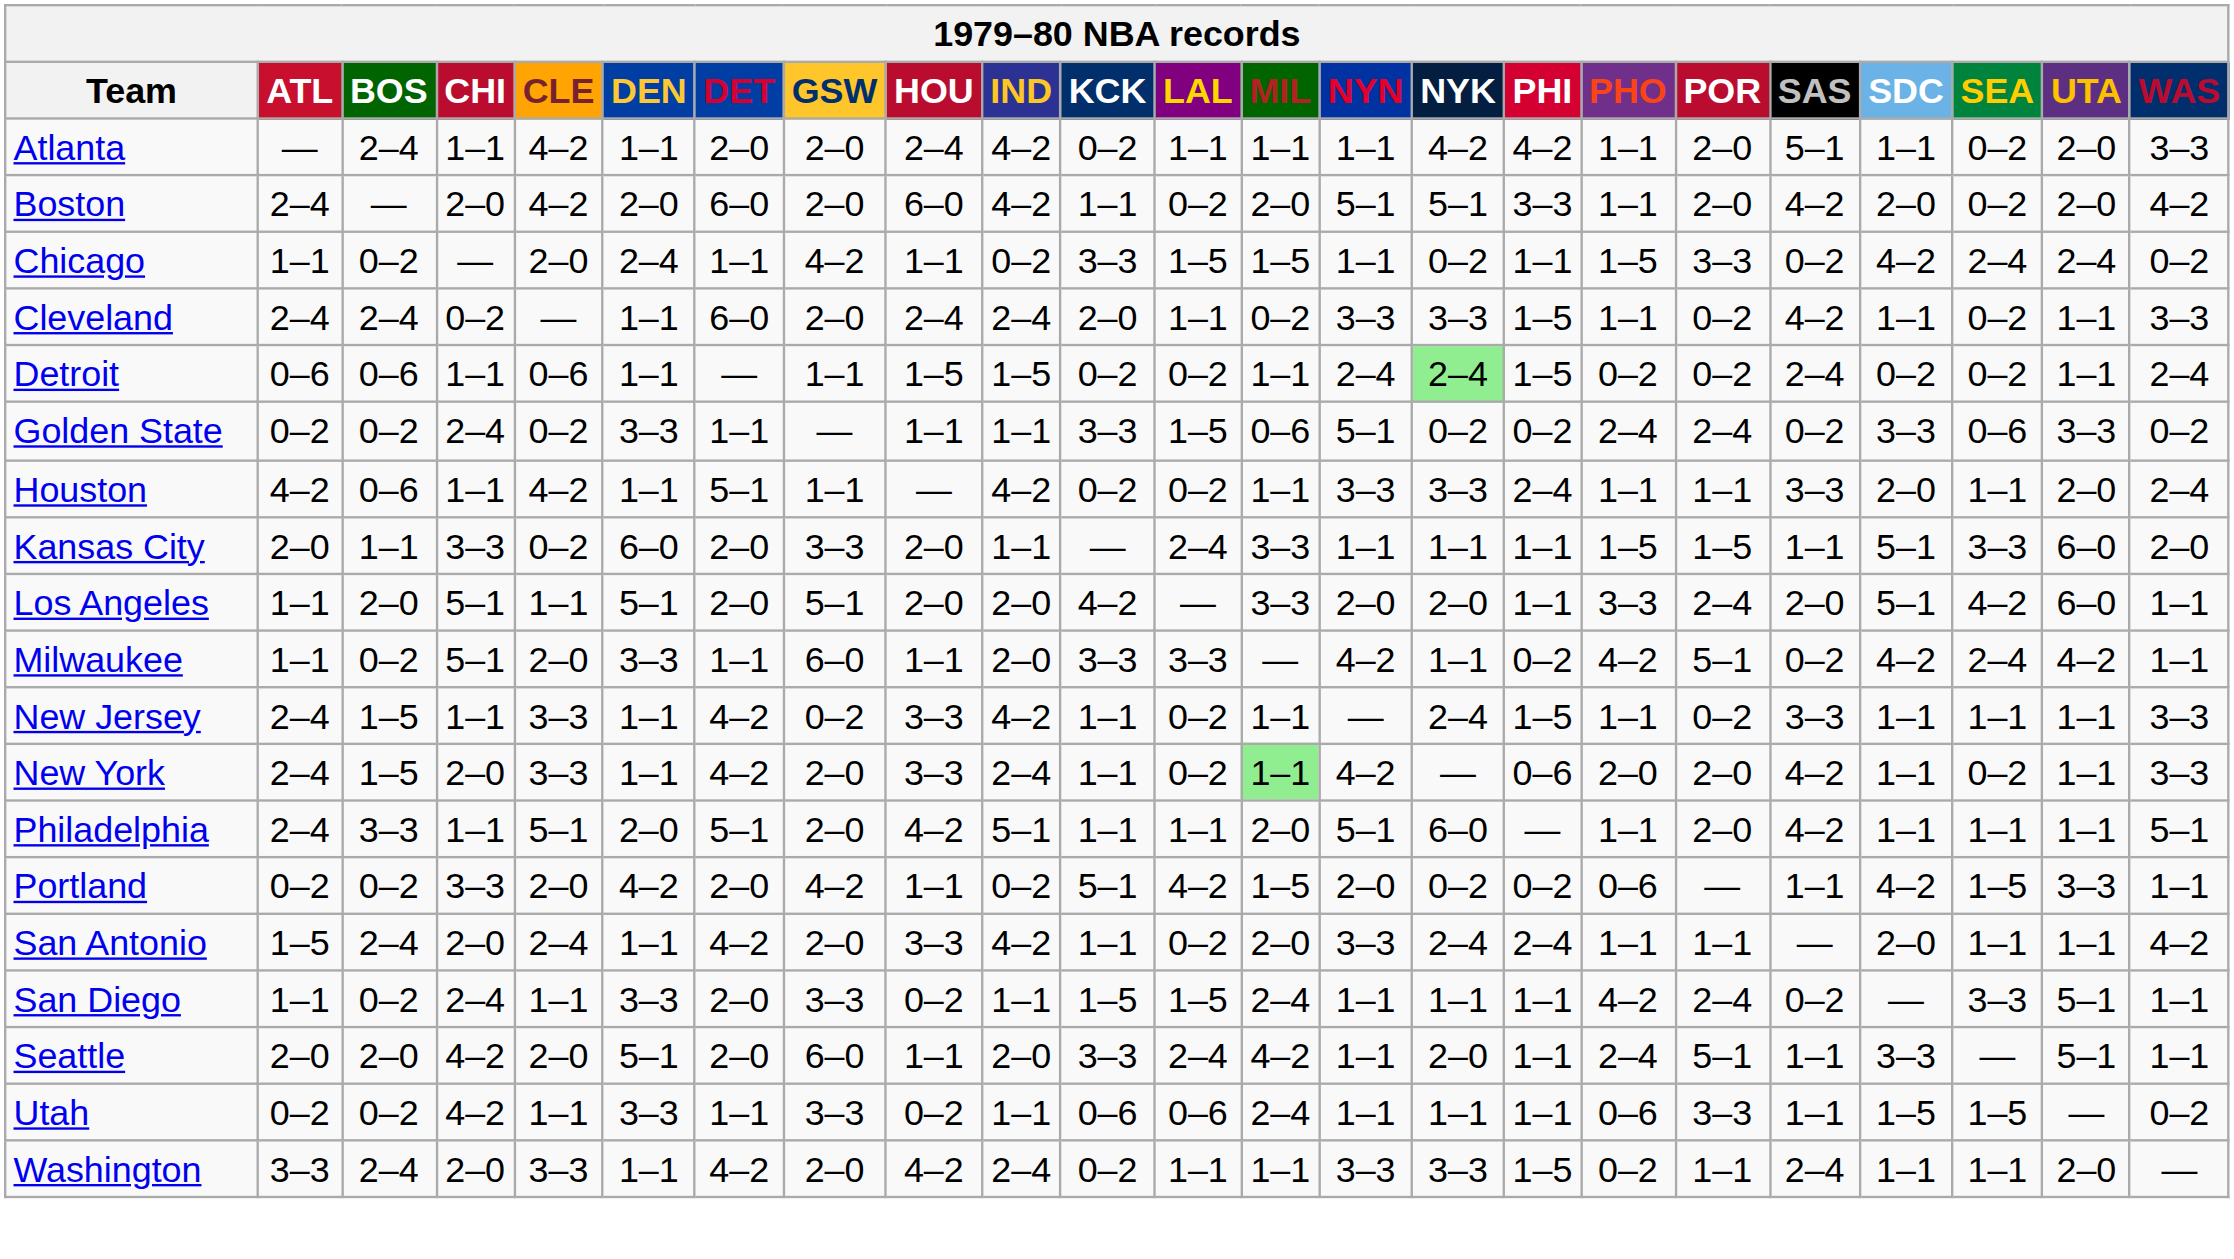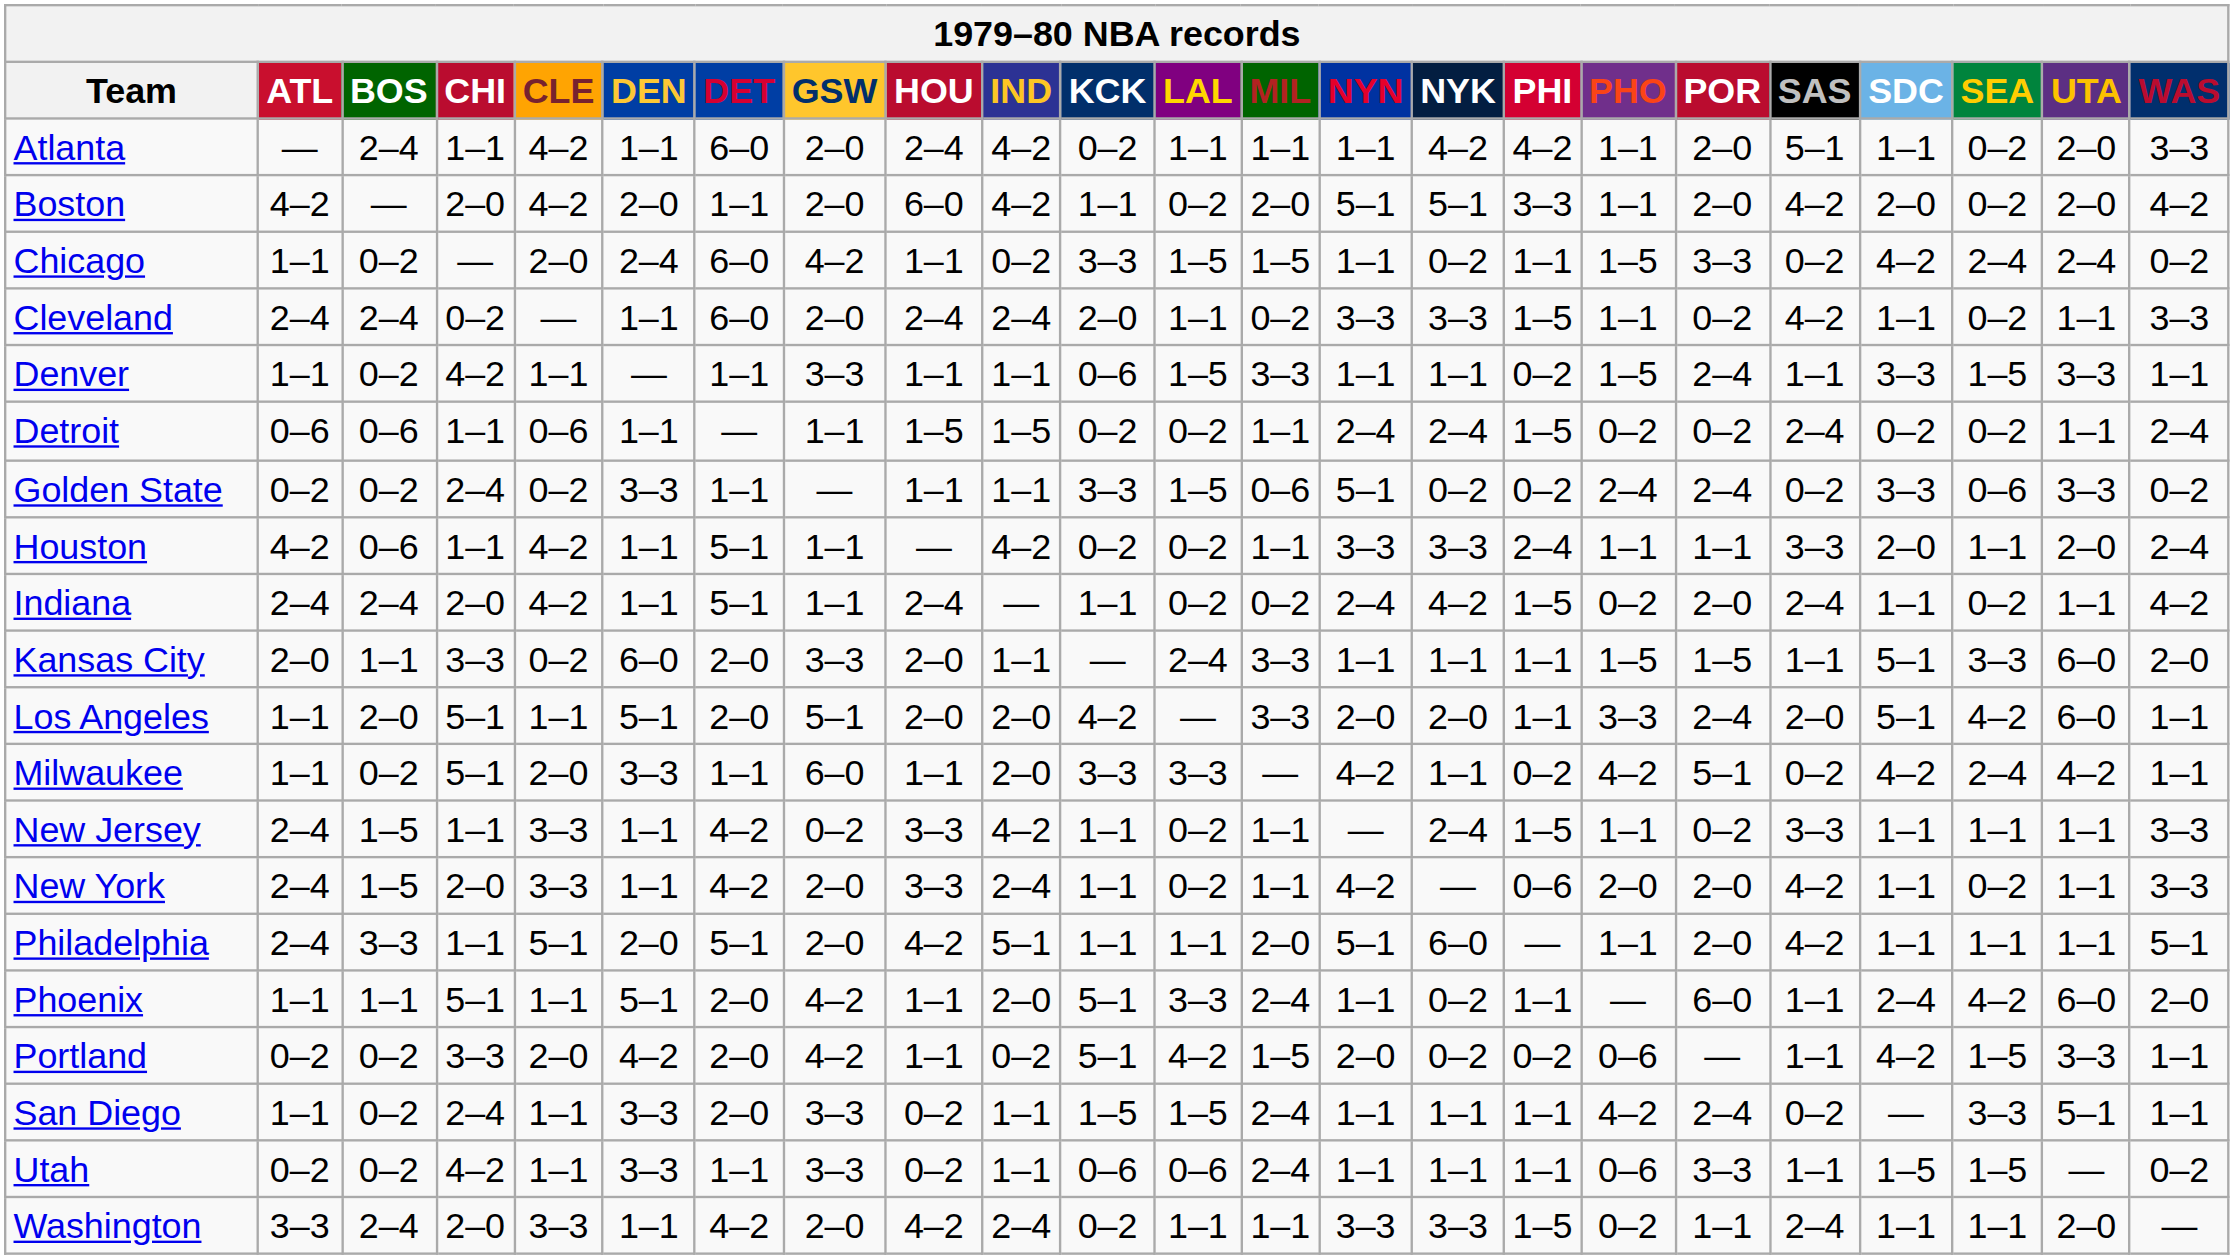(739, 147) 2–0 -> (739, 147) 6–0
(300, 204) 2–4 -> (300, 204) 4–2
(739, 204) 6–0 -> (739, 204) 1–1
(739, 261) 1–1 -> (739, 261) 6–0
+ row: (71, 374)
(1458, 374) lightgreen background -> (1458, 431) no background
+ row: (72, 602)
(1280, 772) lightgreen background -> (1280, 886) no background
+ row: (78, 999)
- row: (110, 942)
- row: (69, 1056)
